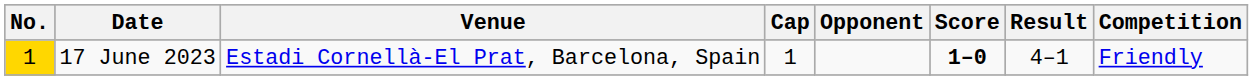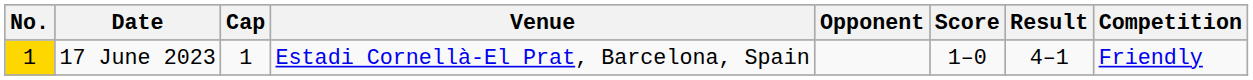columns swapped: (493, 23) <-> (790, 23)
(967, 58) bold -> (967, 58) normal
